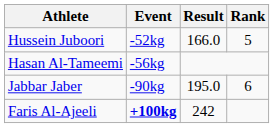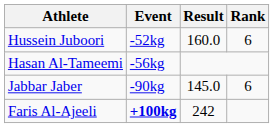(203, 39) 166.0 -> (203, 39) 160.0
(248, 39) 5 -> (248, 39) 6
(203, 87) 195.0 -> (203, 87) 145.0
